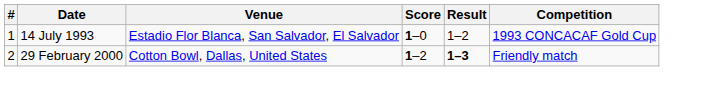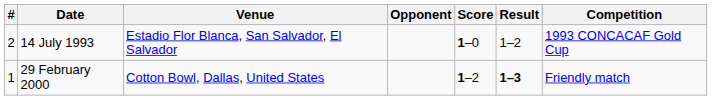+ column: (421, 14)
(11, 35) 1 -> (11, 42) 2
(11, 55) 2 -> (11, 77) 1
